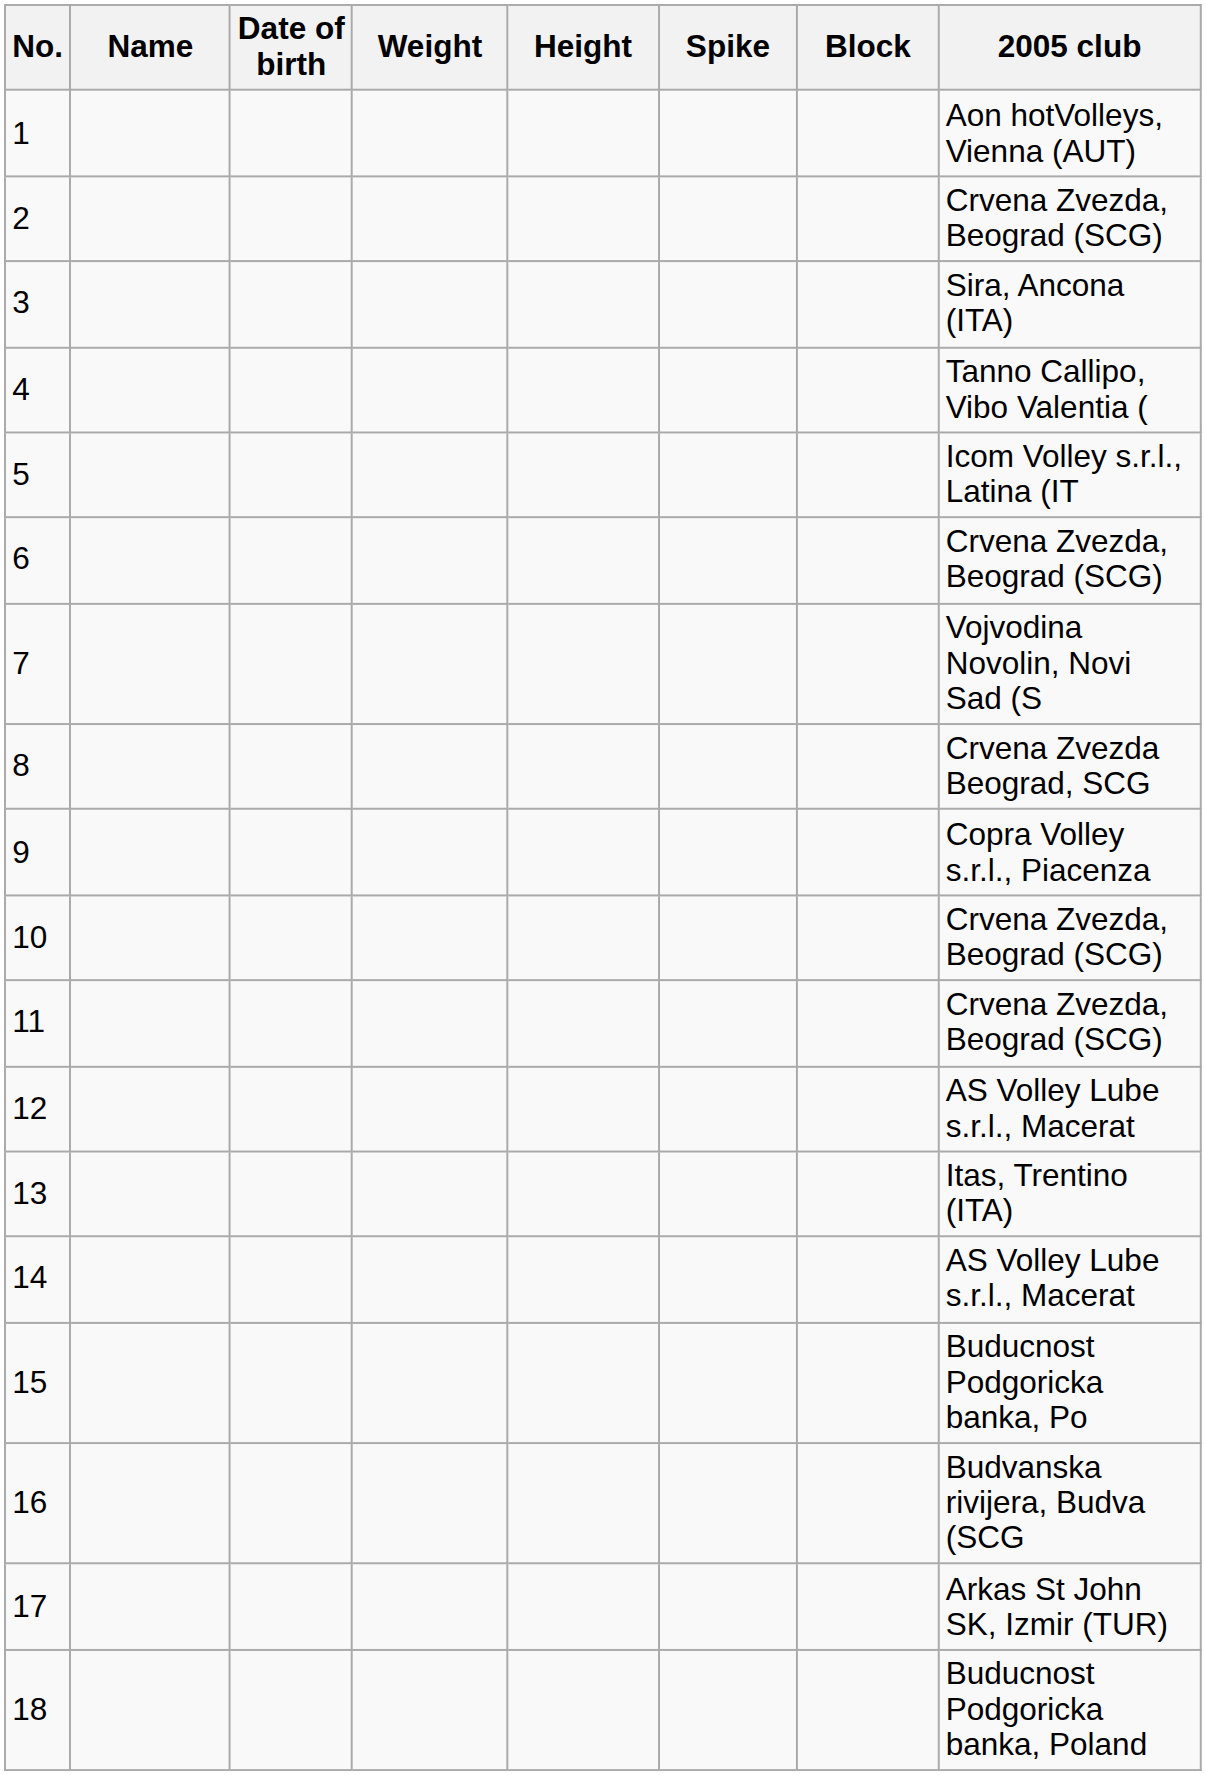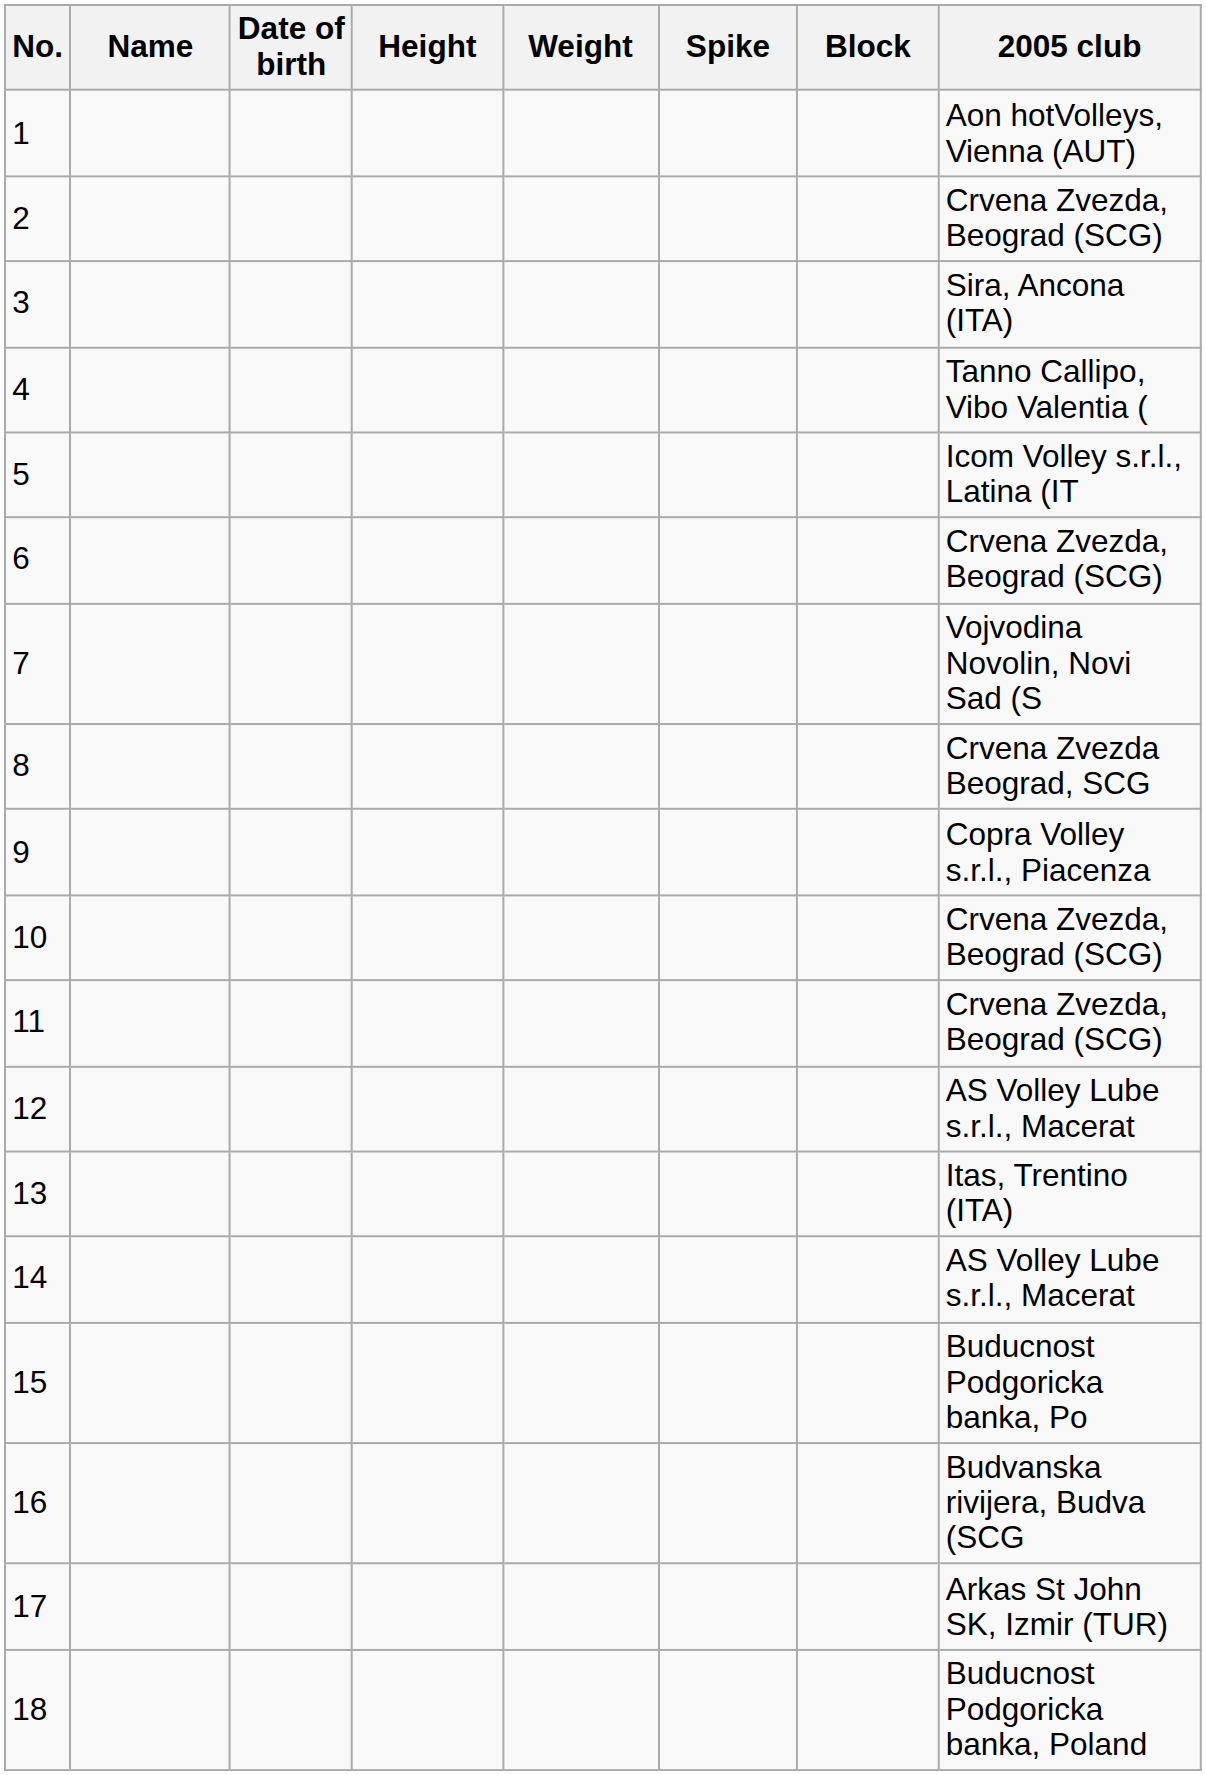columns swapped: (583, 47) <-> (430, 47)
